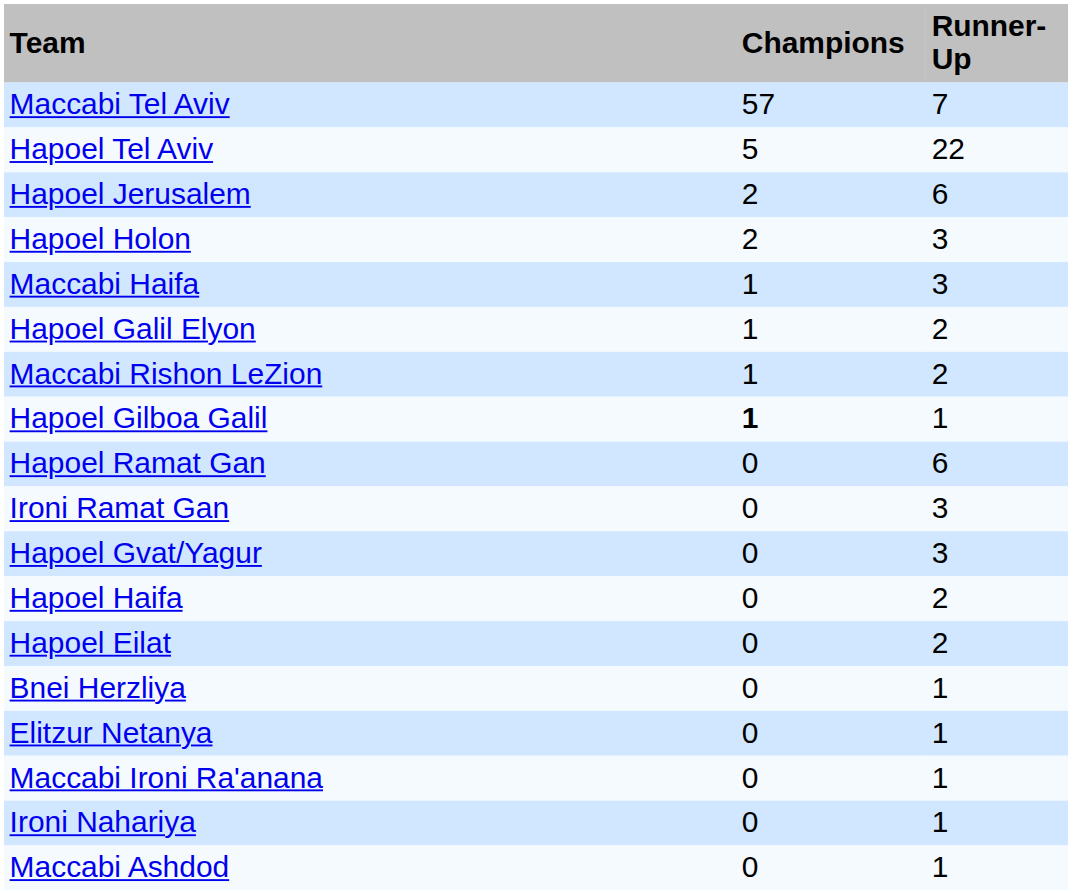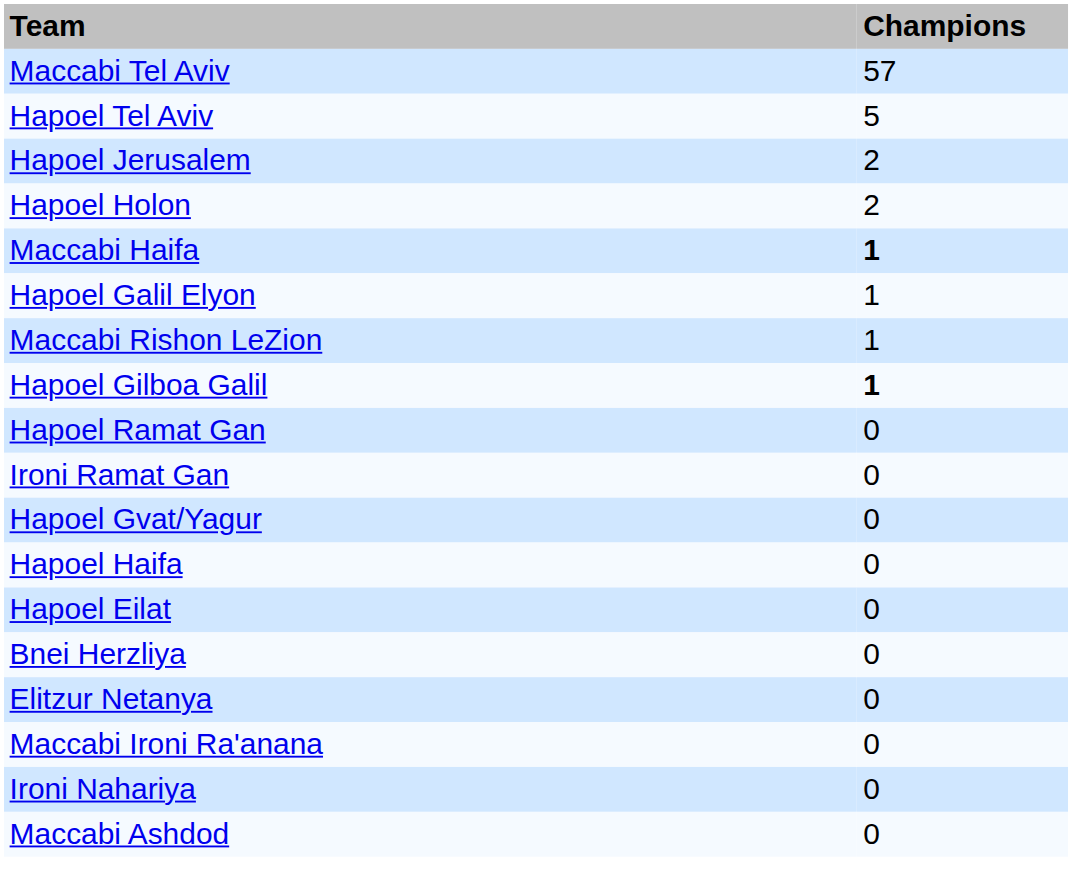- column: (989, 42)
(750, 284) normal -> (872, 250) bold
